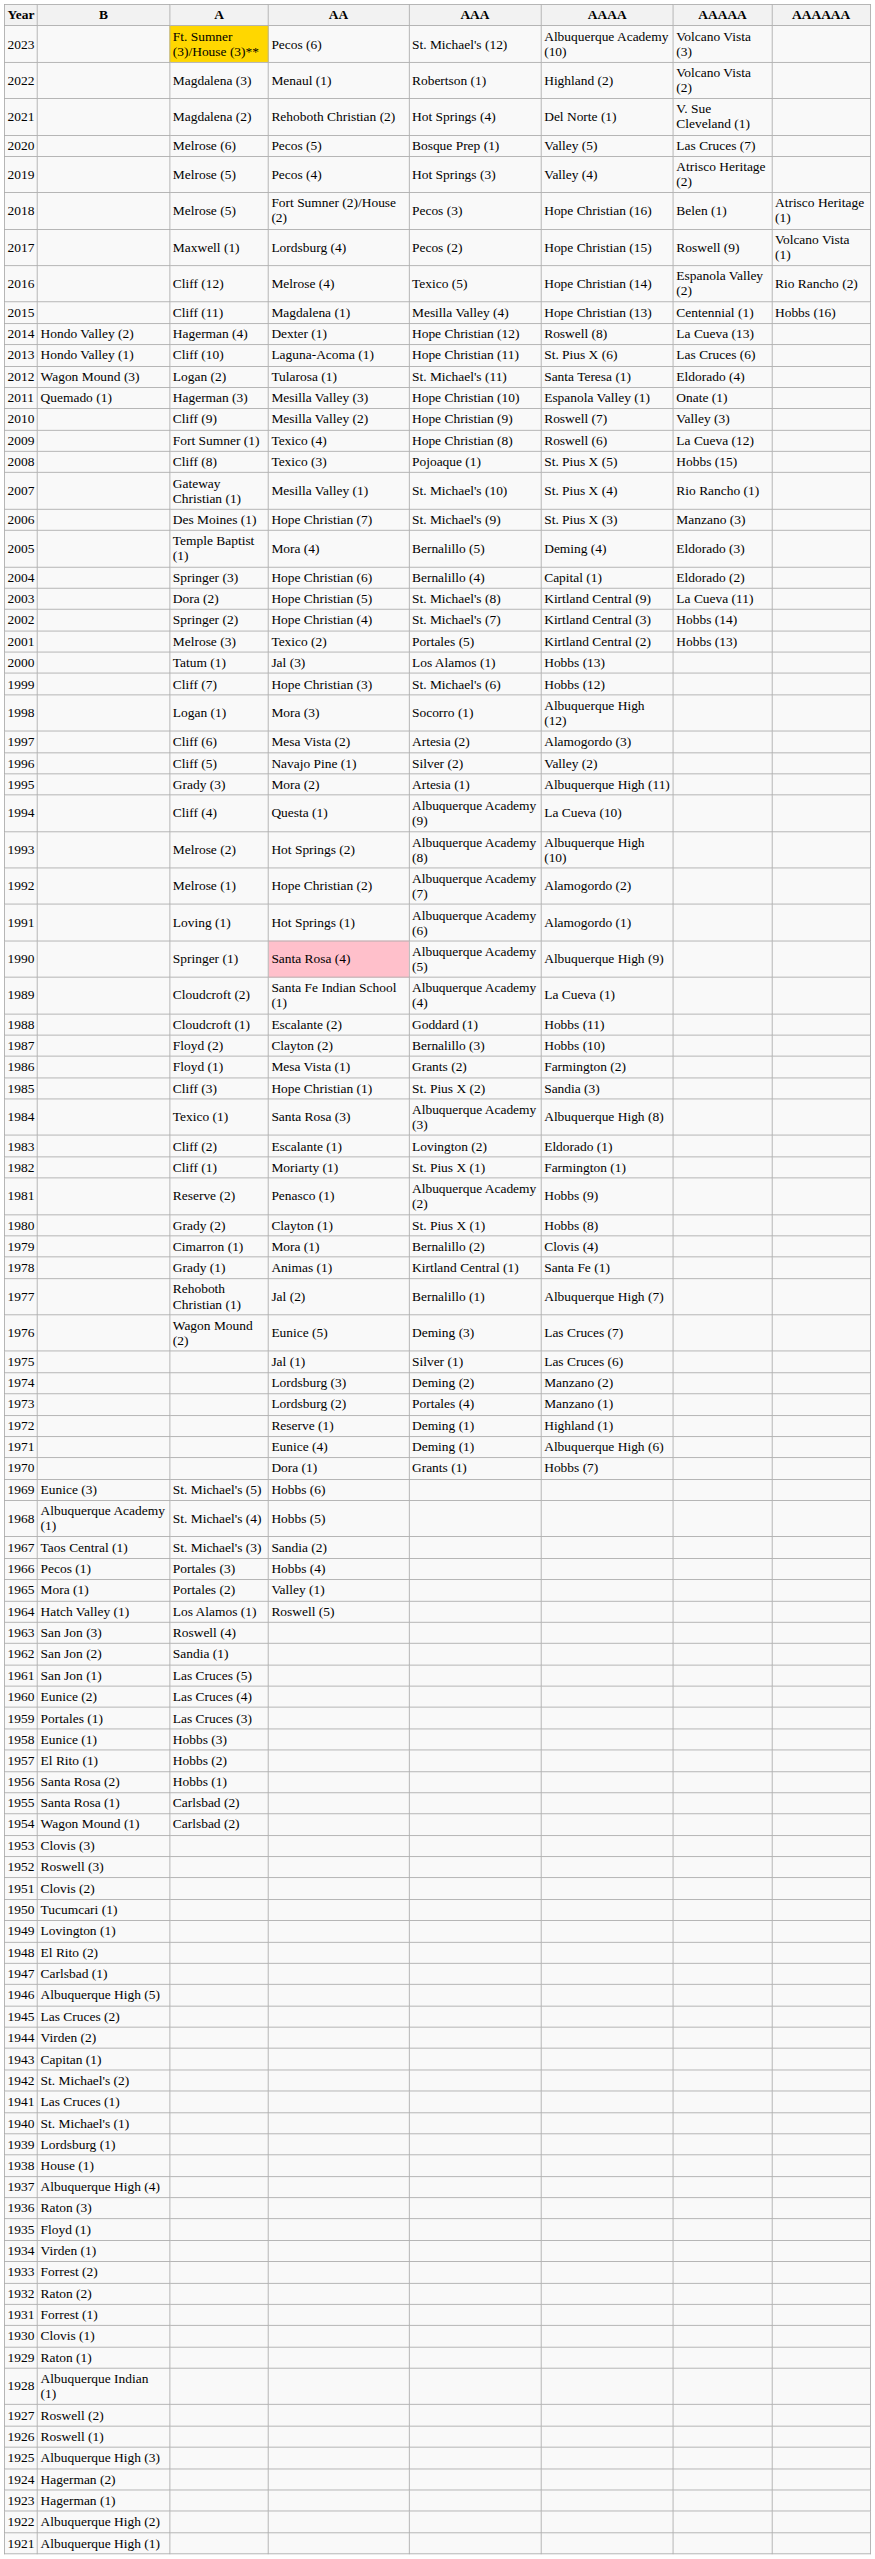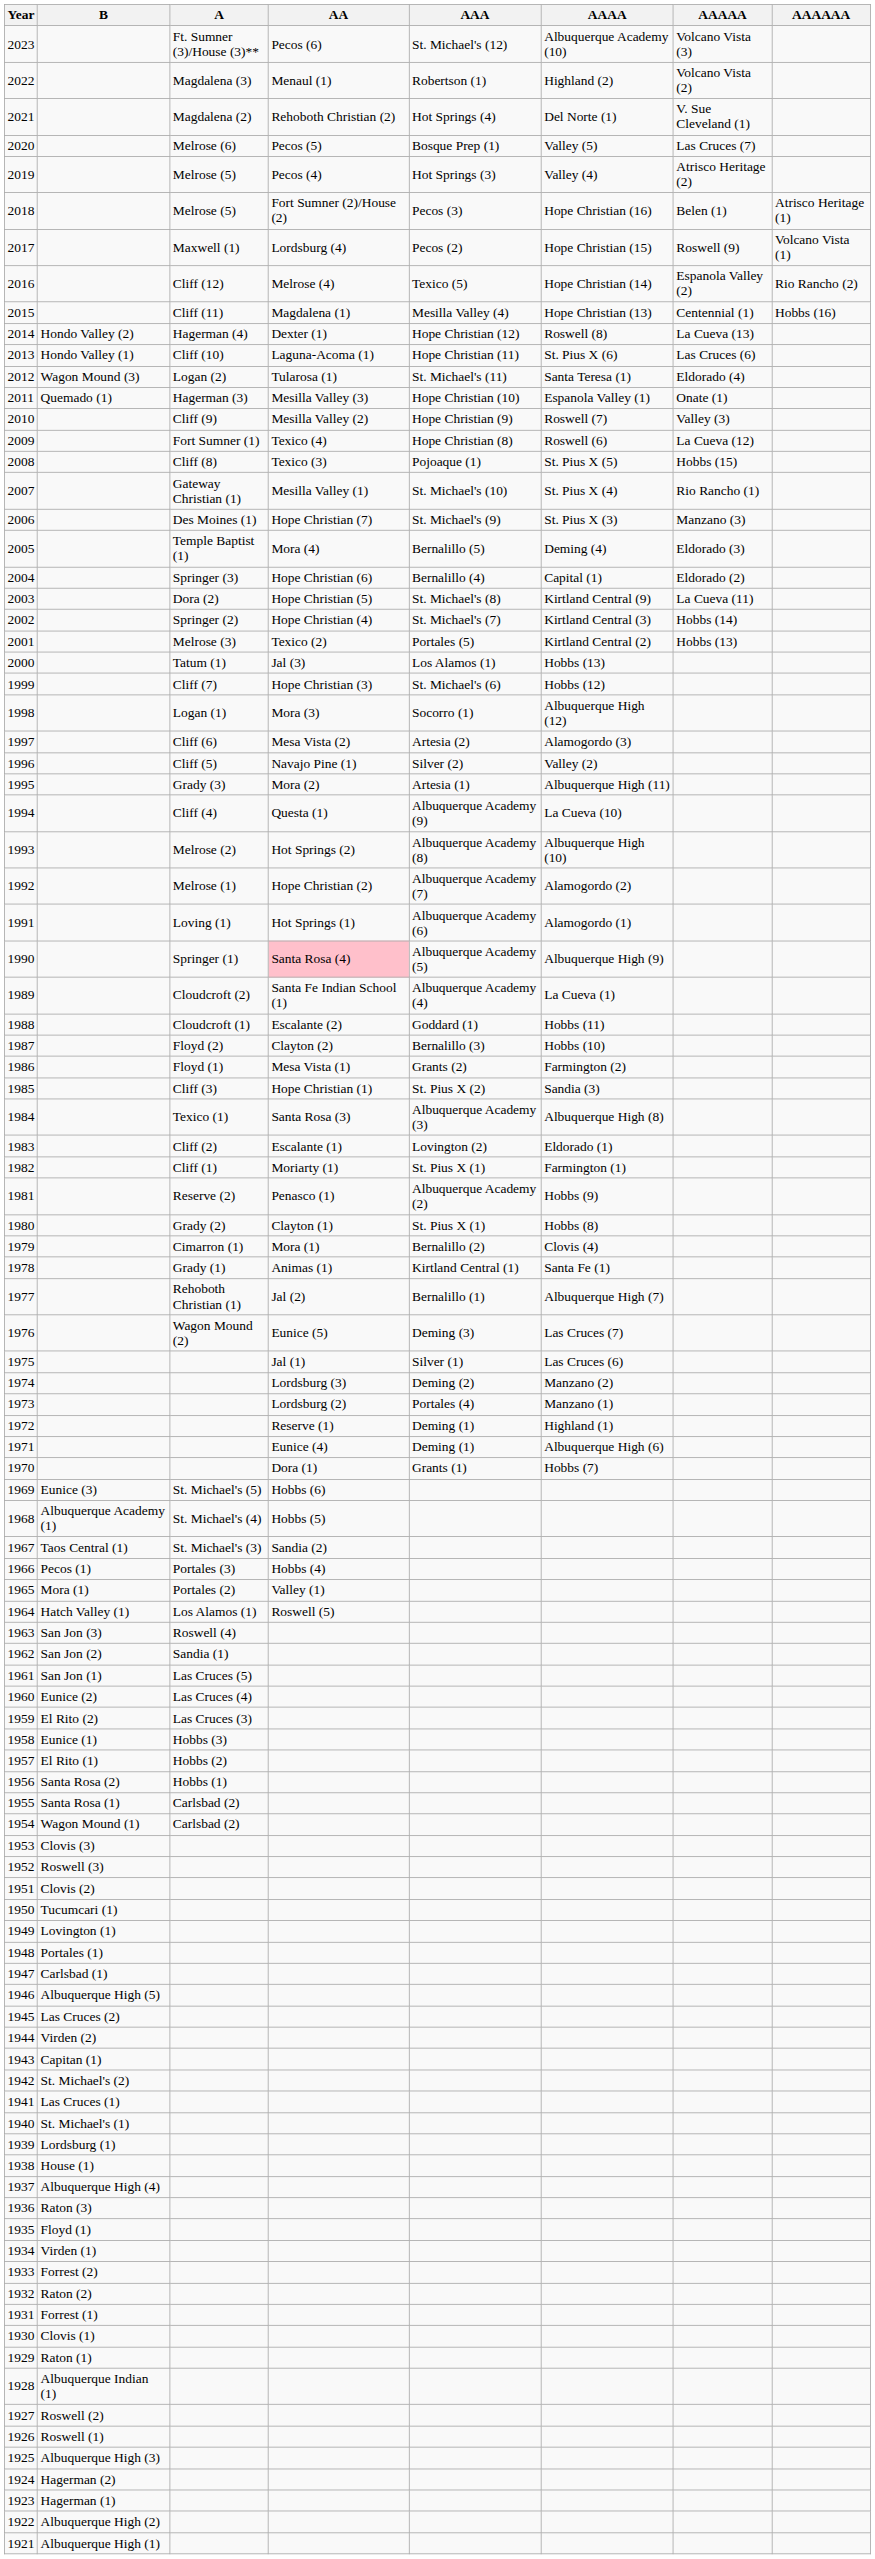(216, 44) gold background -> (216, 44) no background
(72, 1718) Portales (1) -> (69, 1718) El Rito (2)
(69, 1952) El Rito (2) -> (72, 1952) Portales (1)
